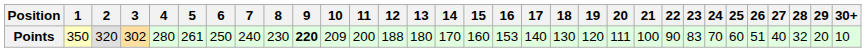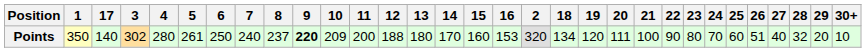columns swapped: (106, 15) <-> (536, 15)
(278, 37) 230 -> (278, 37) 237
(564, 37) 130 -> (564, 37) 134
(694, 37) 83 -> (694, 37) 80
